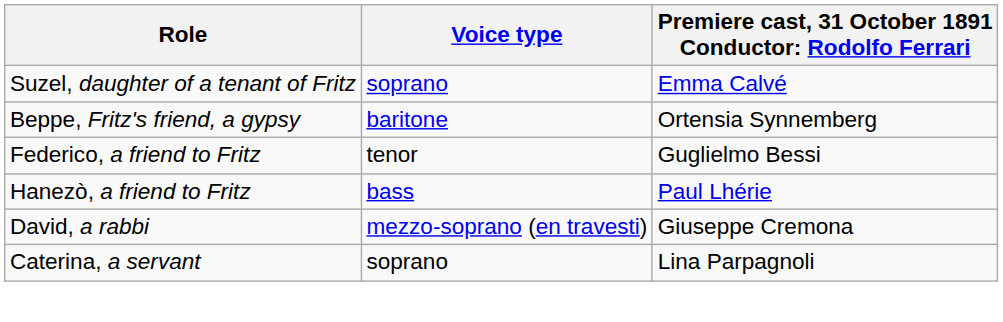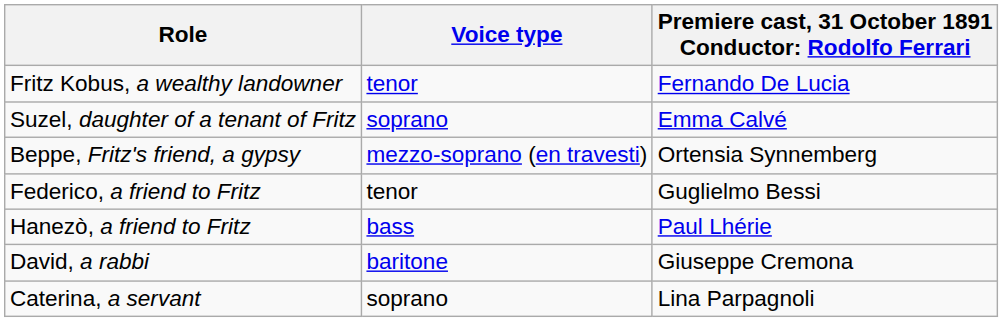+ row: (176, 83)
(407, 119) baritone -> (507, 155) mezzo-soprano (en travesti)
(507, 226) mezzo-soprano (en travesti) -> (407, 262) baritone
